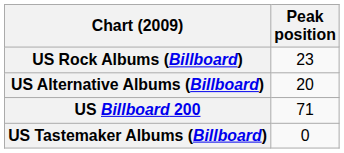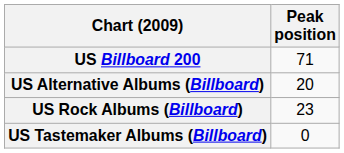rows swapped: (138, 110) <-> (138, 60)
